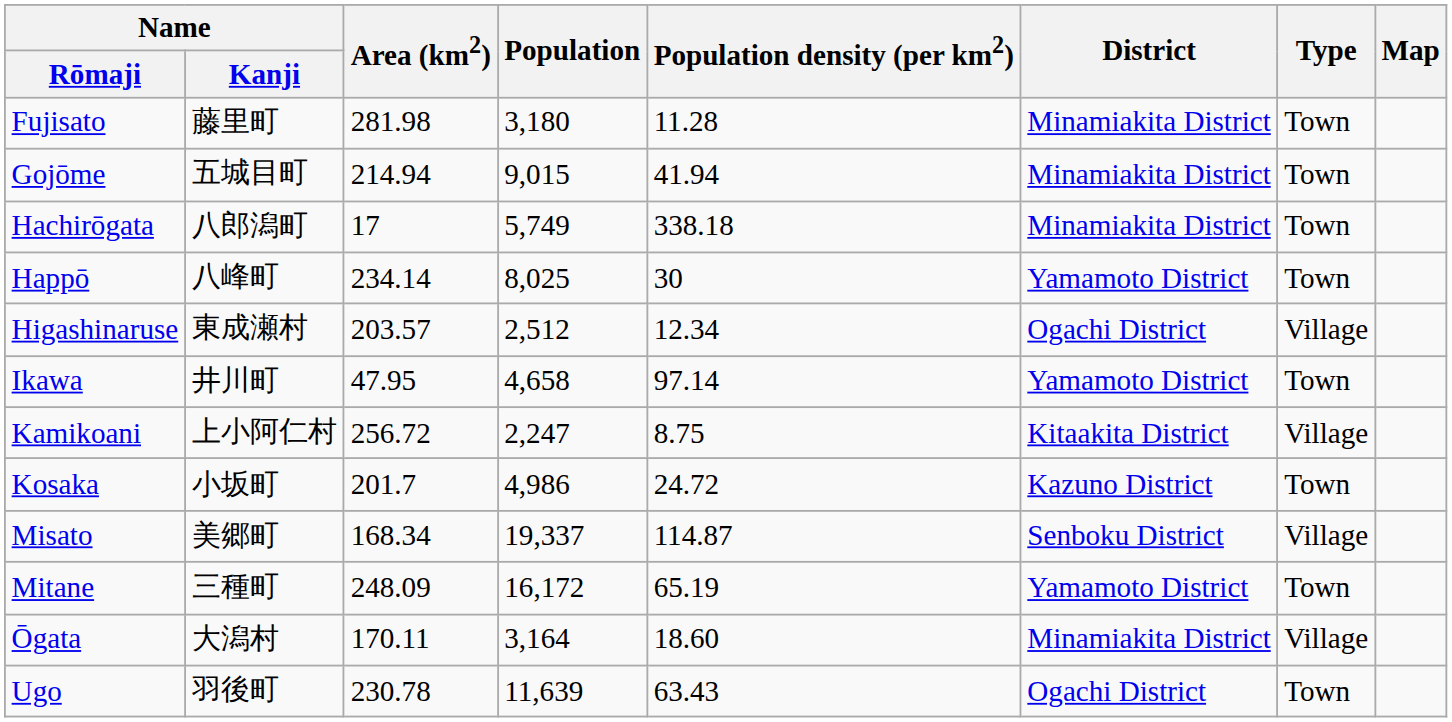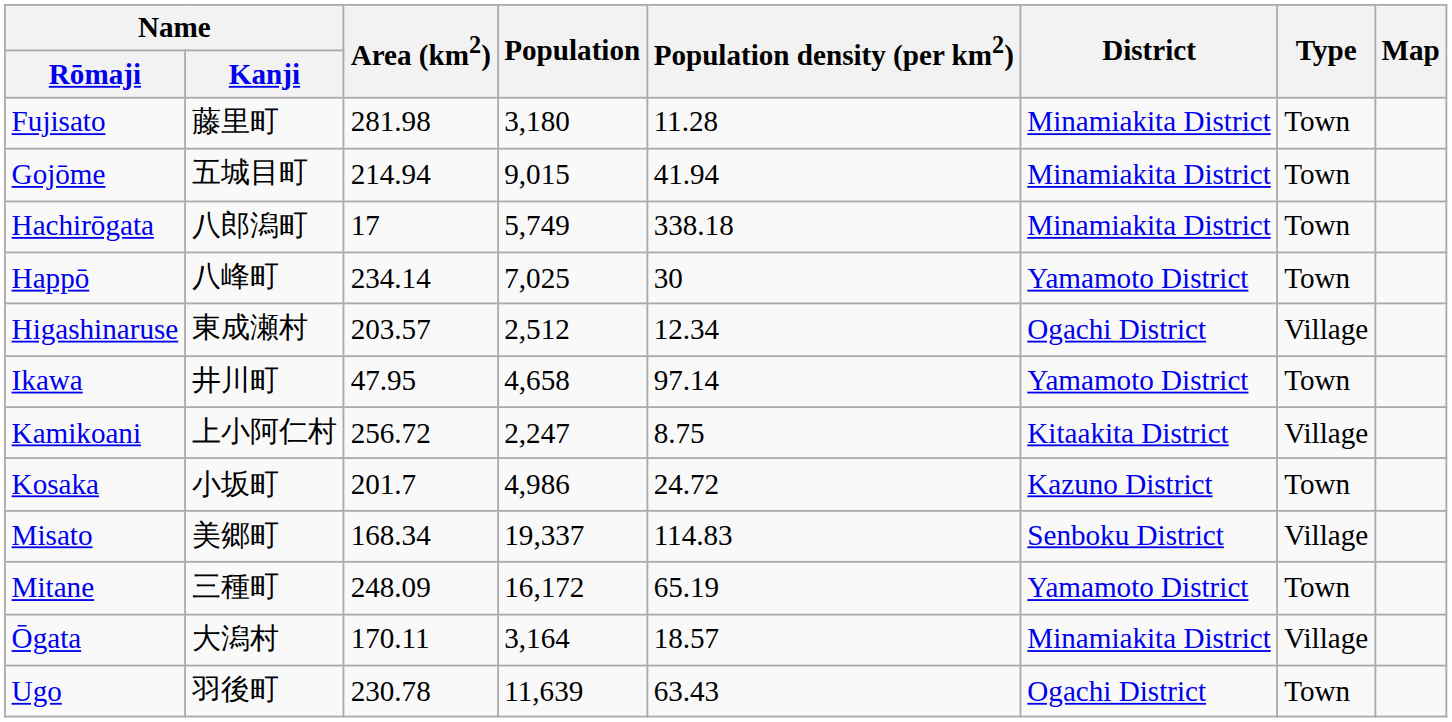(537, 277) 8,025 -> (537, 277) 7,025
(693, 535) 114.87 -> (693, 535) 114.83
(686, 639) 18.60 -> (686, 639) 18.57
